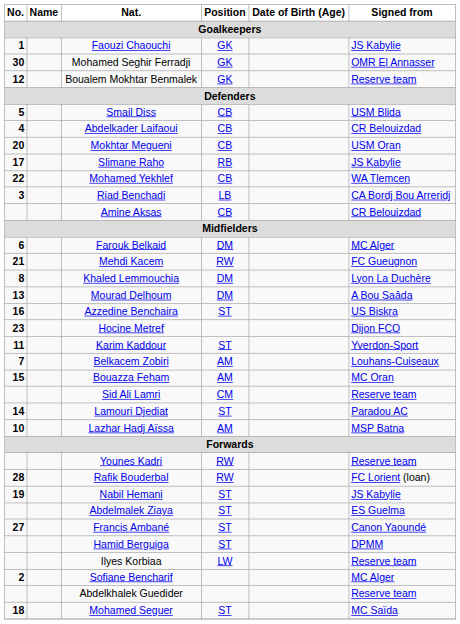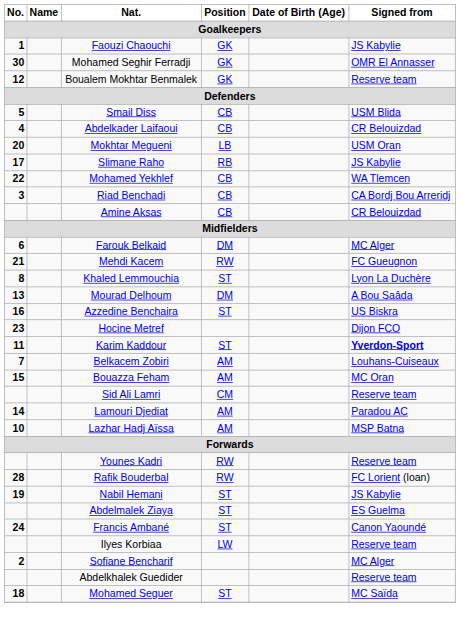(225, 146) CB -> (225, 146) LB
(225, 196) LB -> (225, 196) CB
(225, 279) DM -> (225, 279) ST
(385, 345) normal -> (387, 345) bold
(225, 412) ST -> (225, 412) AM
(18, 528) 27 -> (18, 528) 24
- row: (131, 544)
